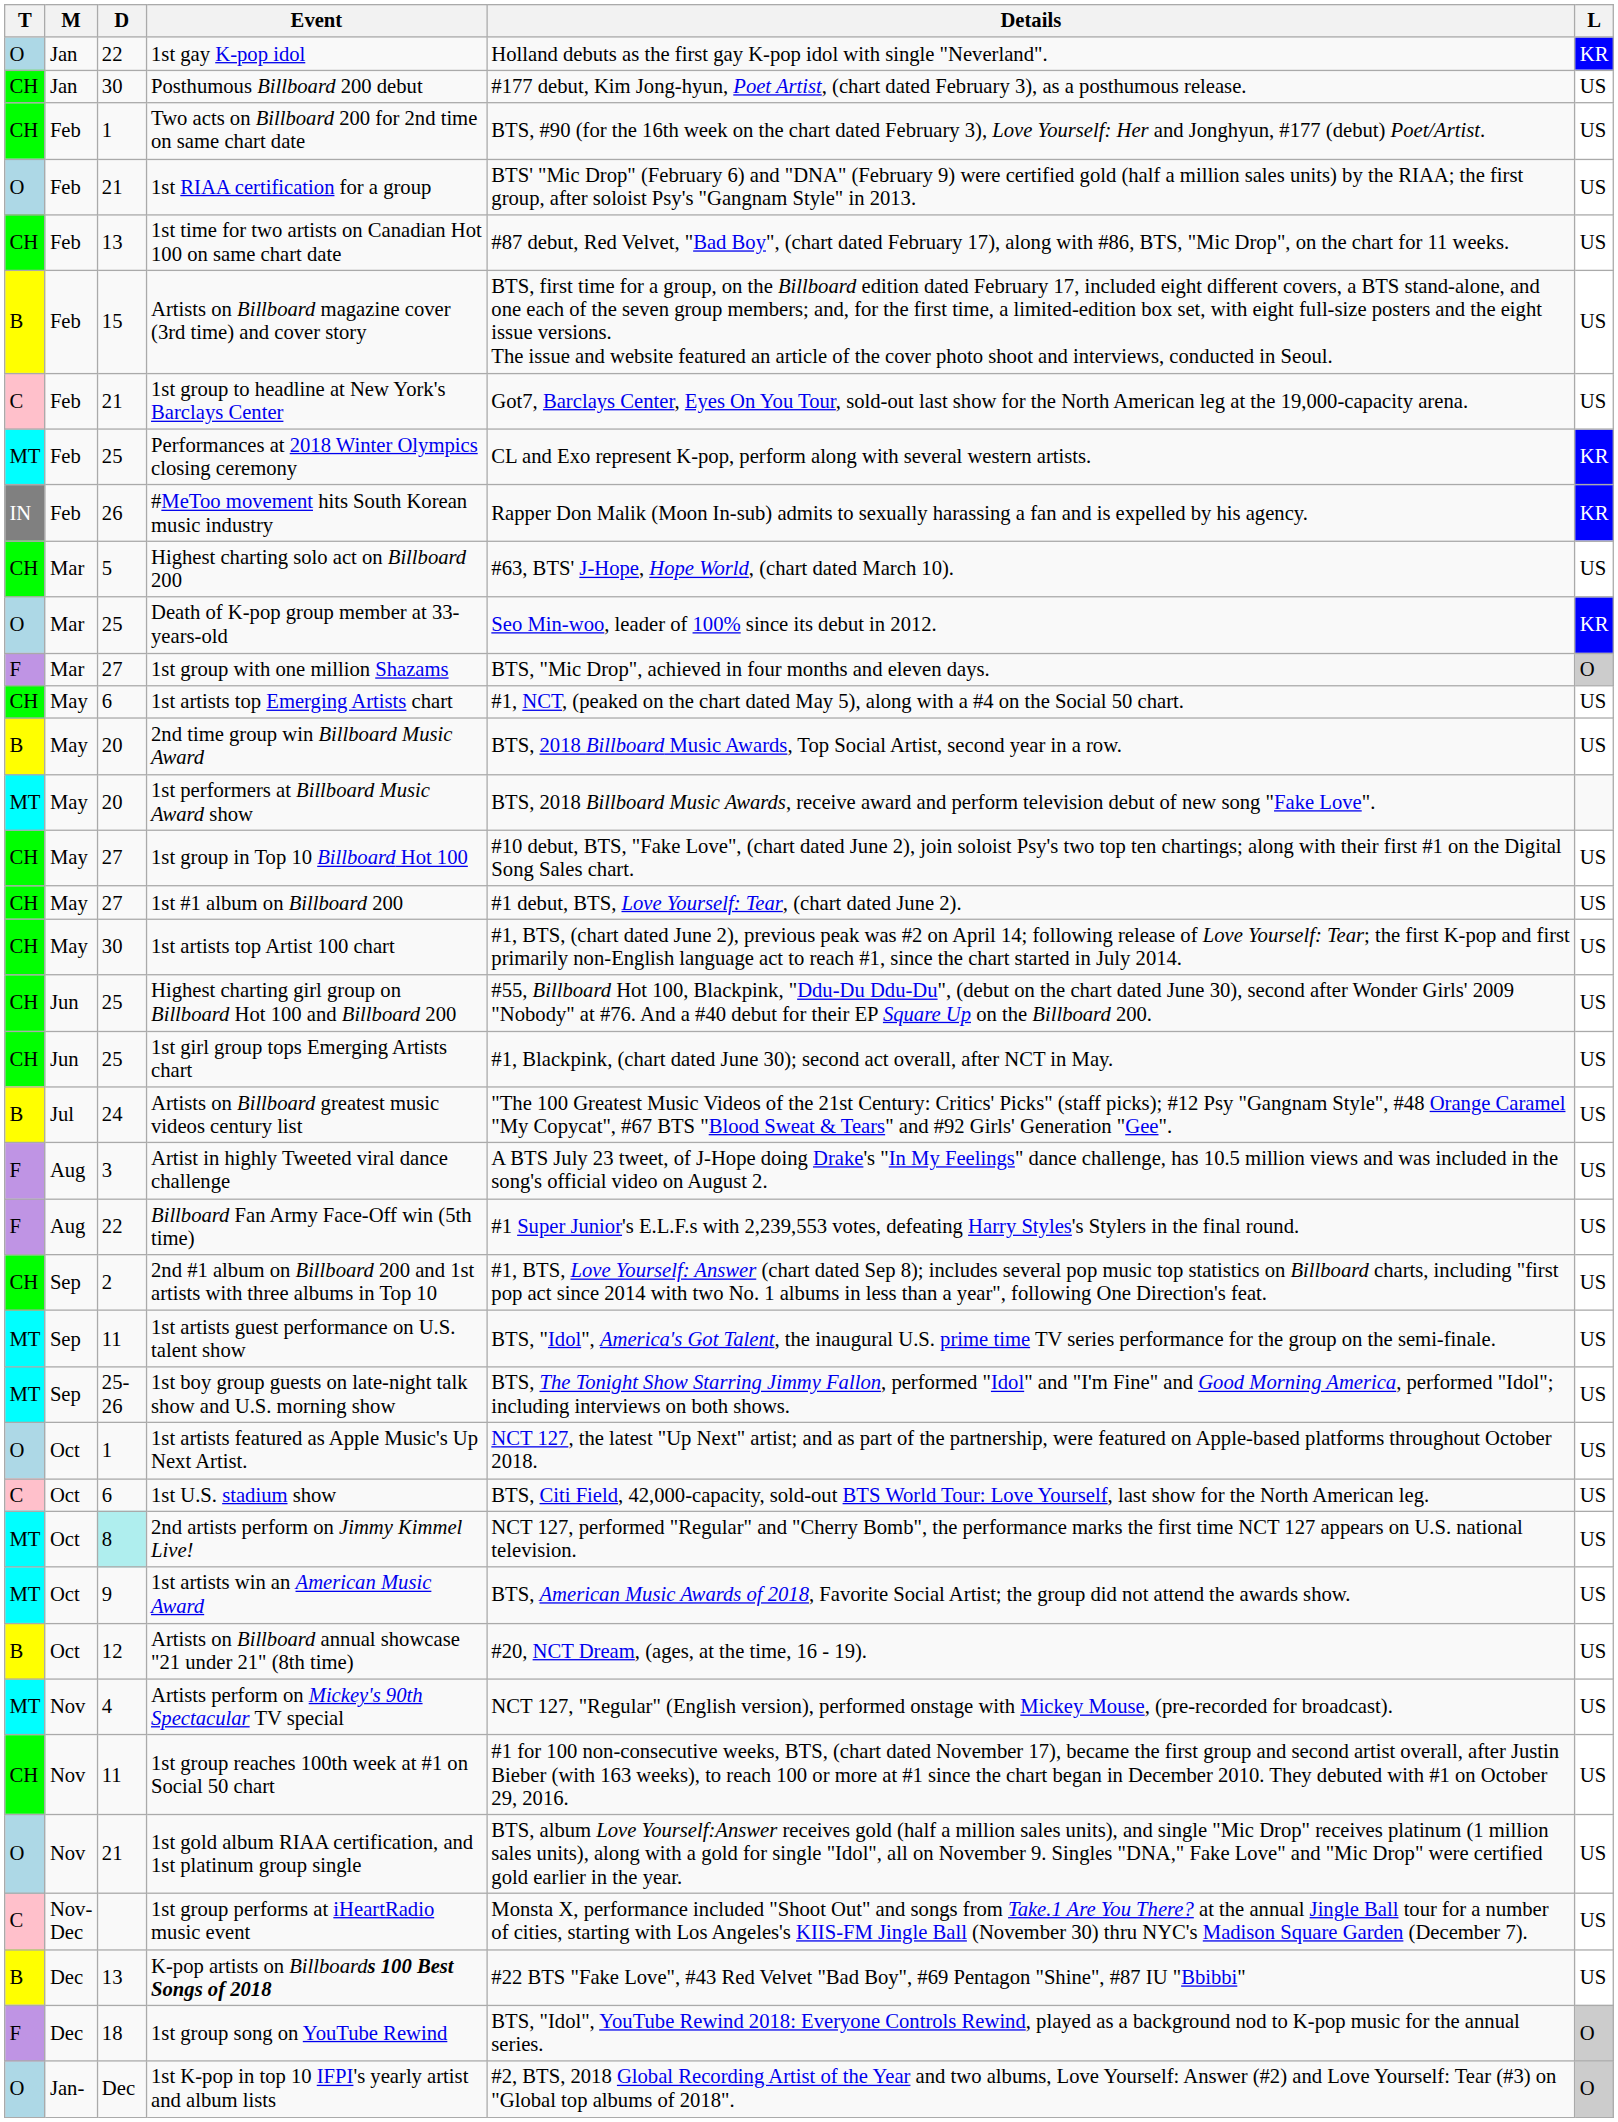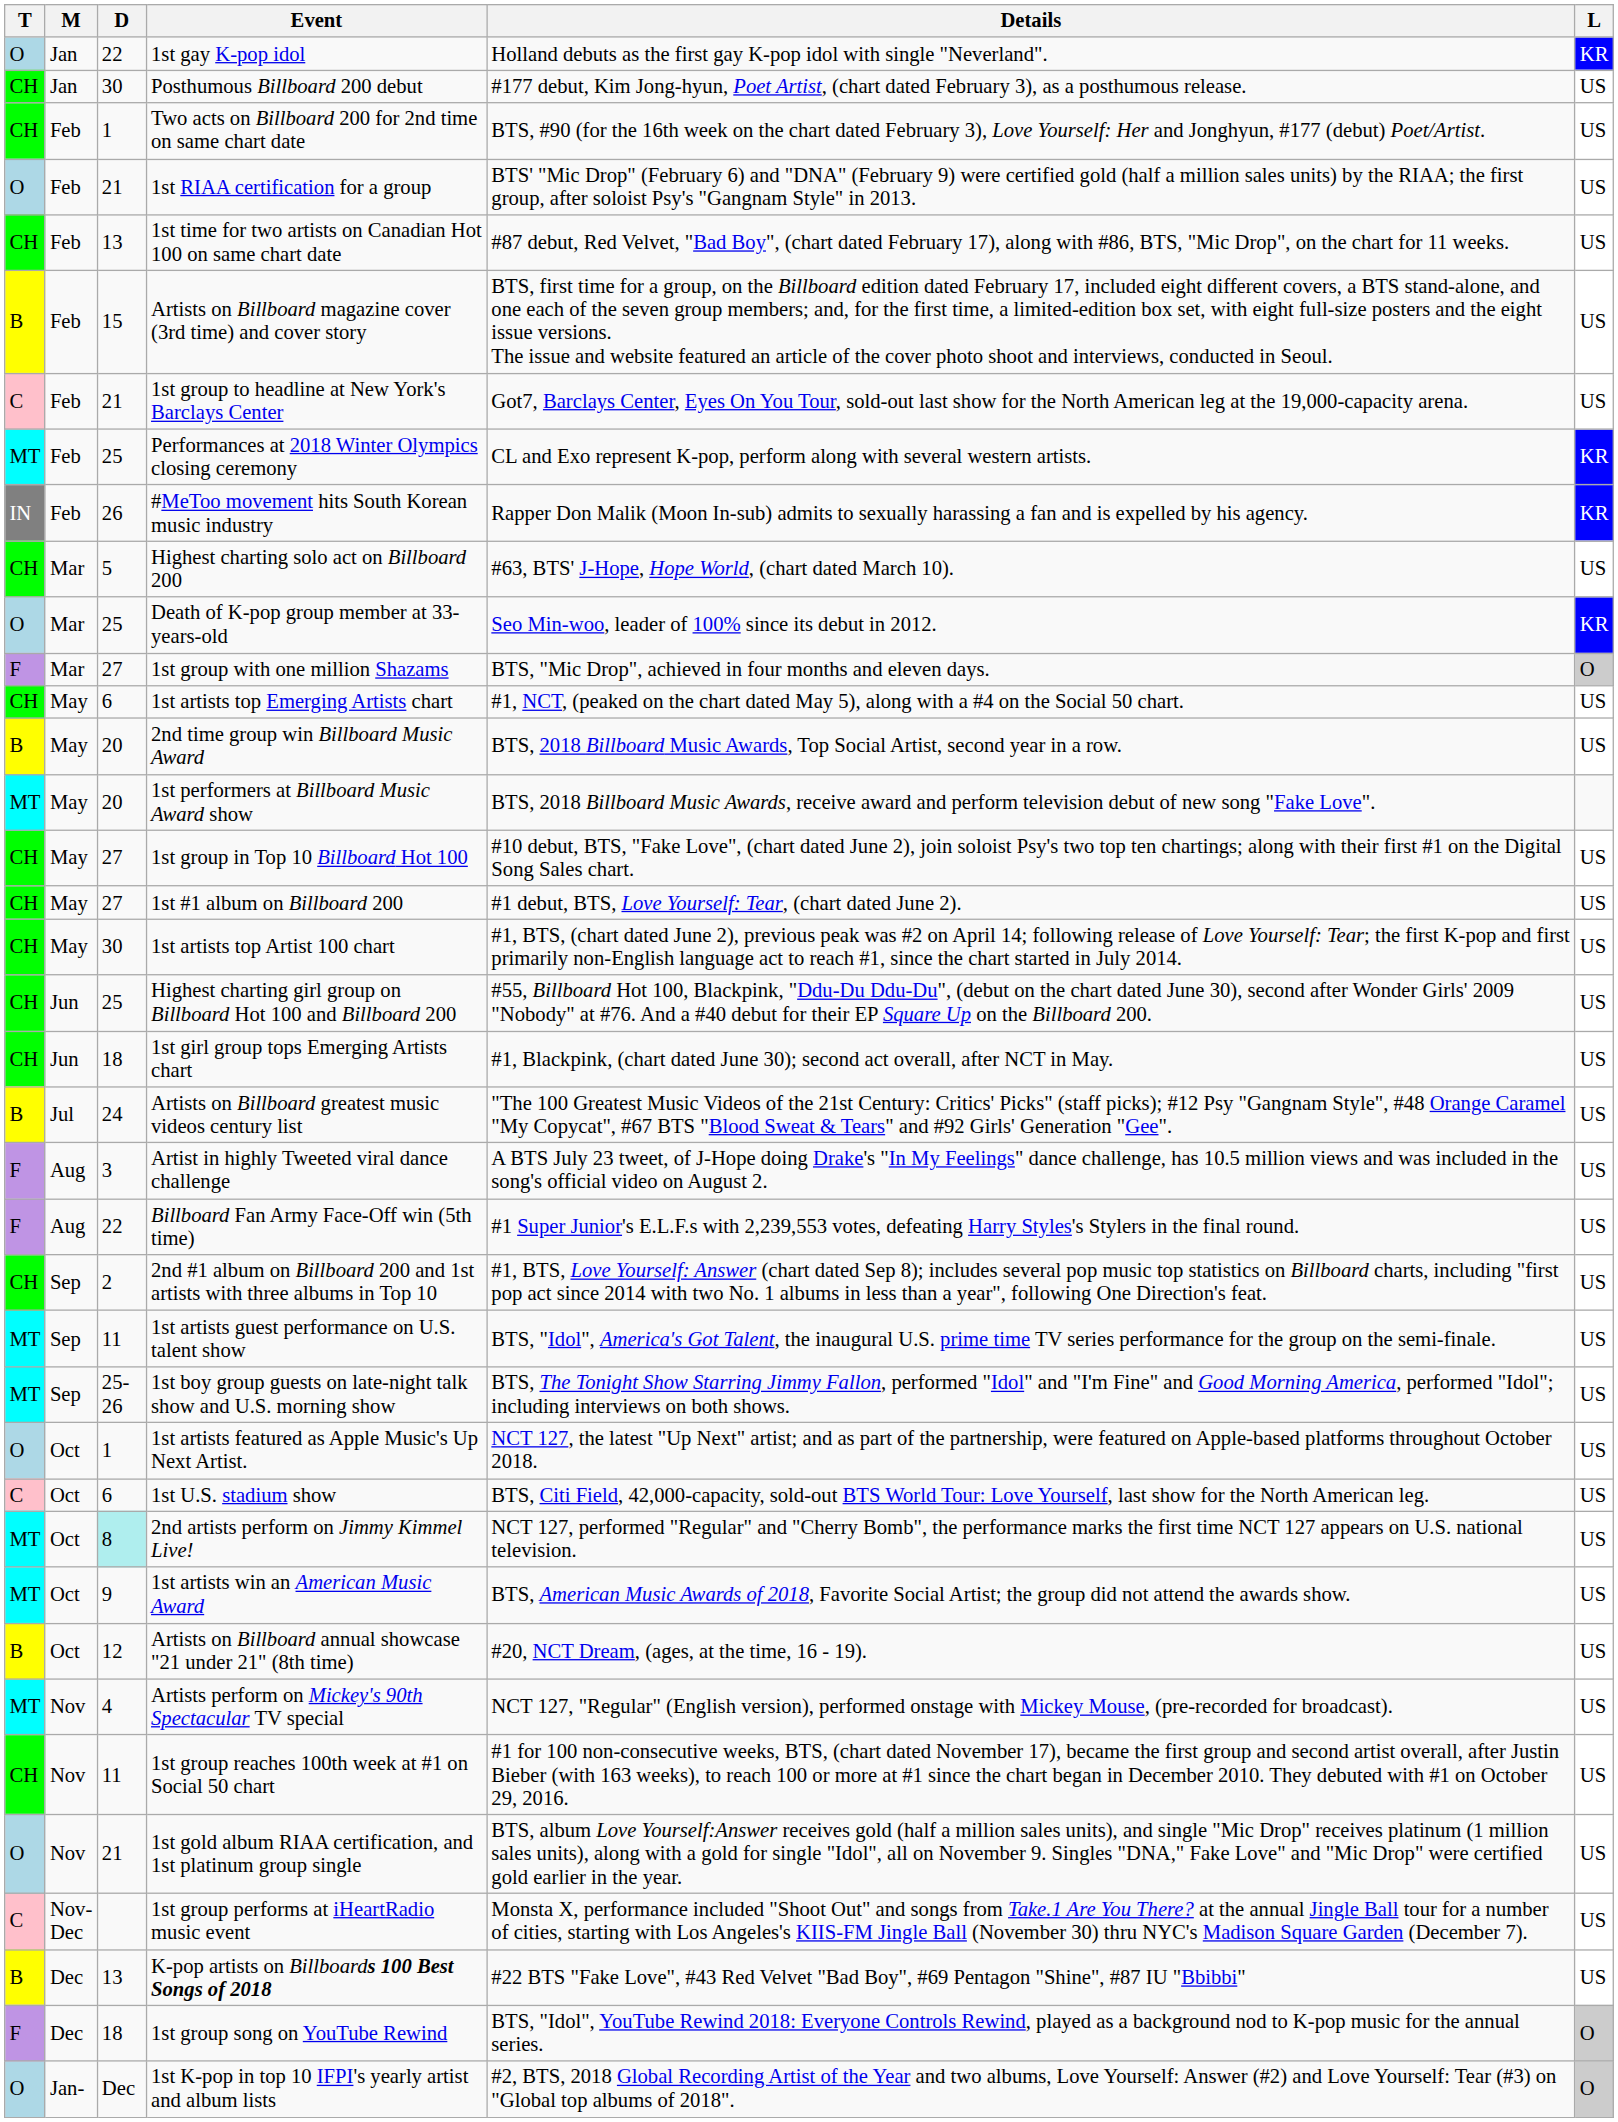(112, 1058) 25 -> (112, 1058) 18
